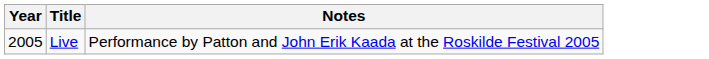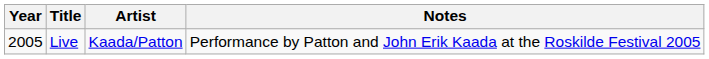+ column: (136, 16)
